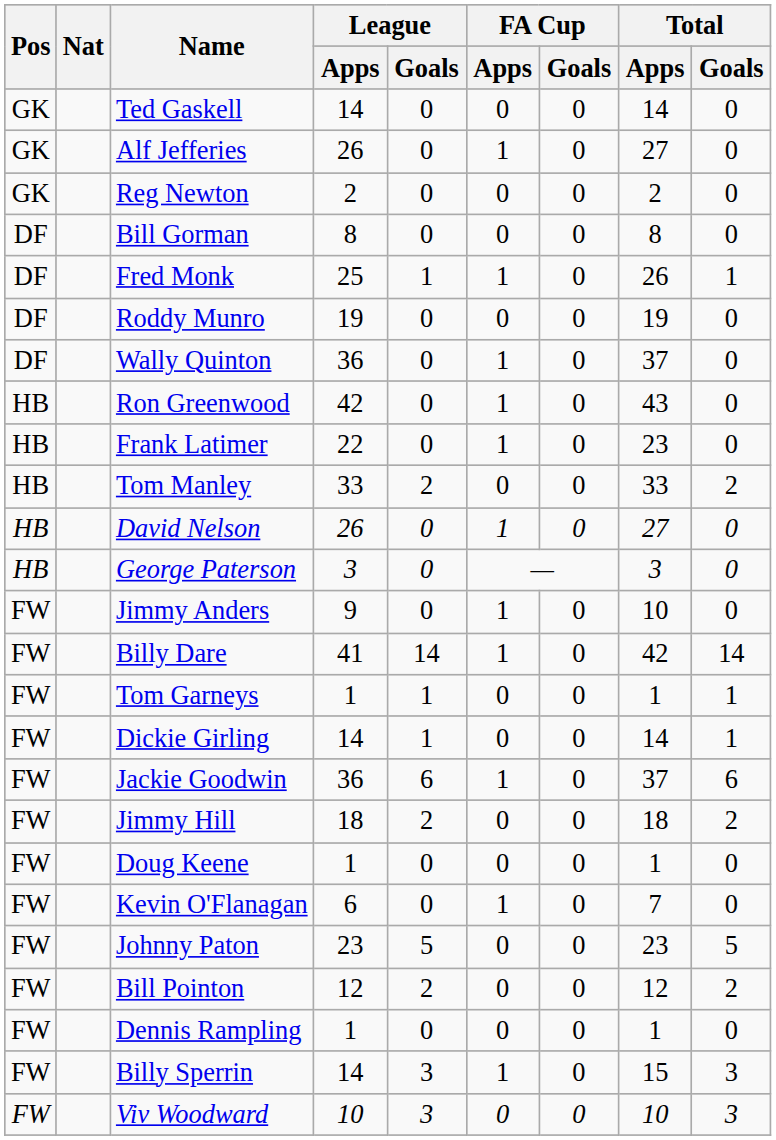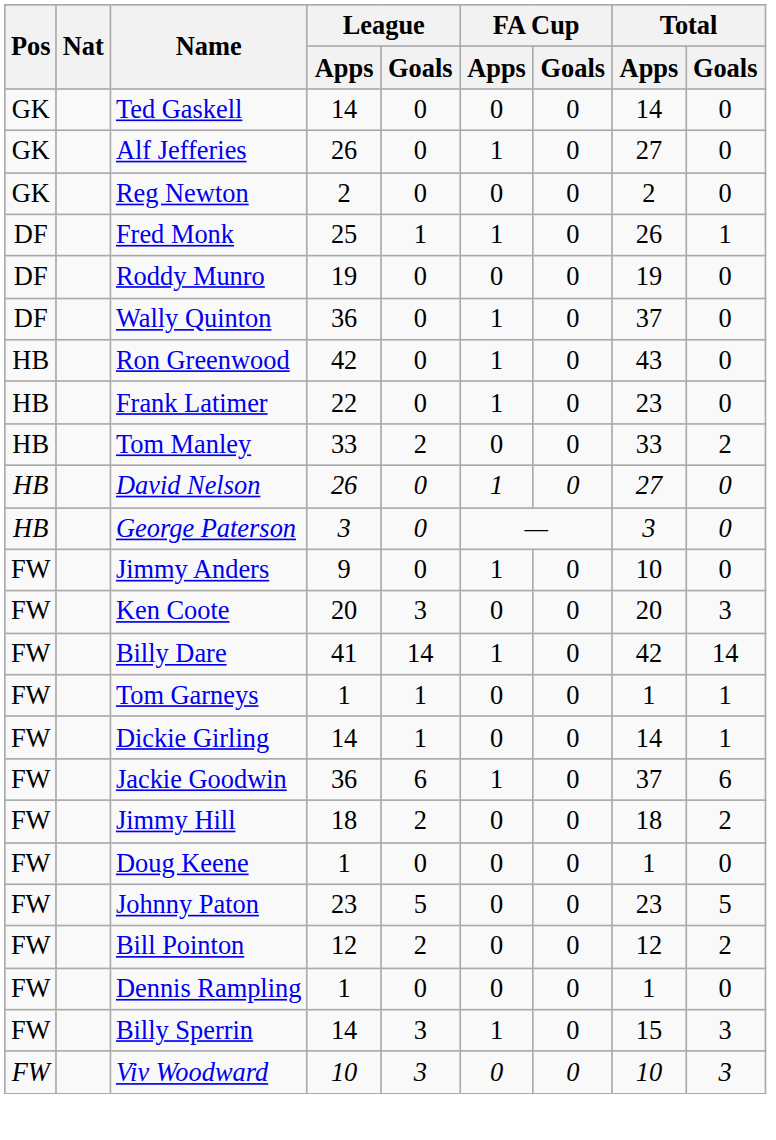- row: (182, 234)
+ row: (173, 611)
- row: (212, 904)
